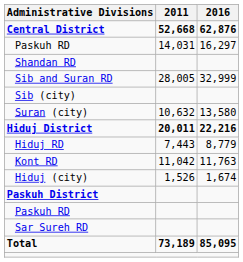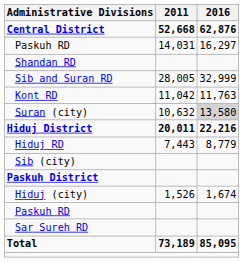rows swapped: (45, 95) <-> (36, 161)
(218, 112) no background -> (218, 112) lightgrey background
rows swapped: (52, 178) <-> (53, 194)
